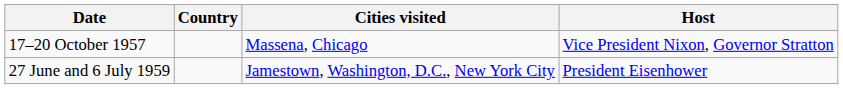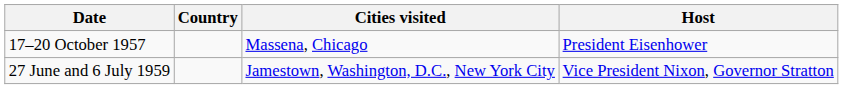(698, 44) Vice President Nixon, Governor Stratton -> (635, 44) President Eisenhower
(635, 70) President Eisenhower -> (698, 70) Vice President Nixon, Governor Stratton
